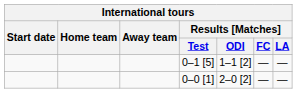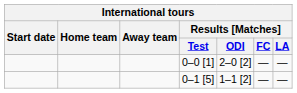rows swapped: (198, 63) <-> (198, 79)
